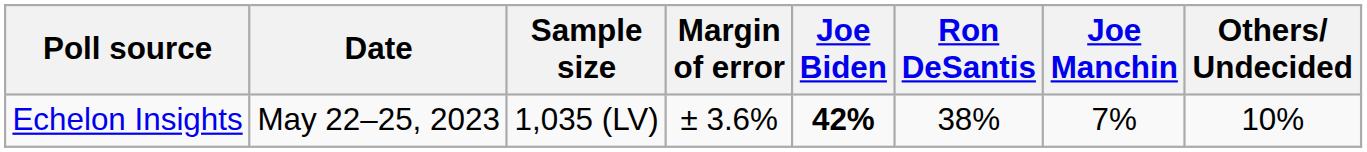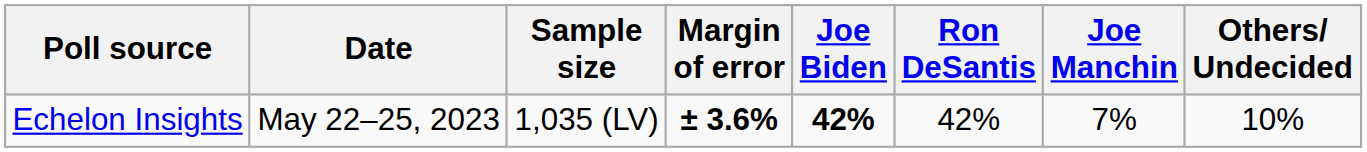(729, 119) normal -> (729, 119) bold
(969, 119) 38% -> (969, 119) 42%
